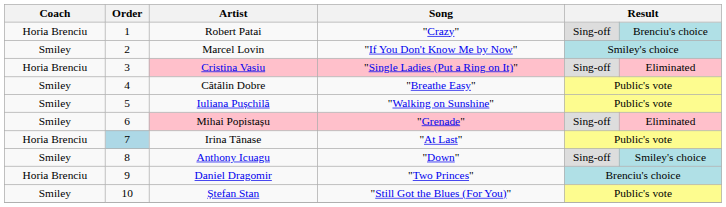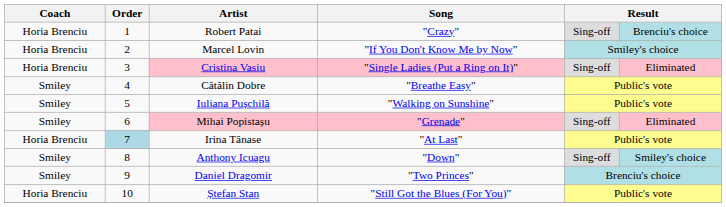(55, 49) Smiley -> (55, 49) Horia Brenciu
(55, 175) Horia Brenciu -> (55, 175) Smiley
(55, 193) Smiley -> (55, 193) Horia Brenciu
